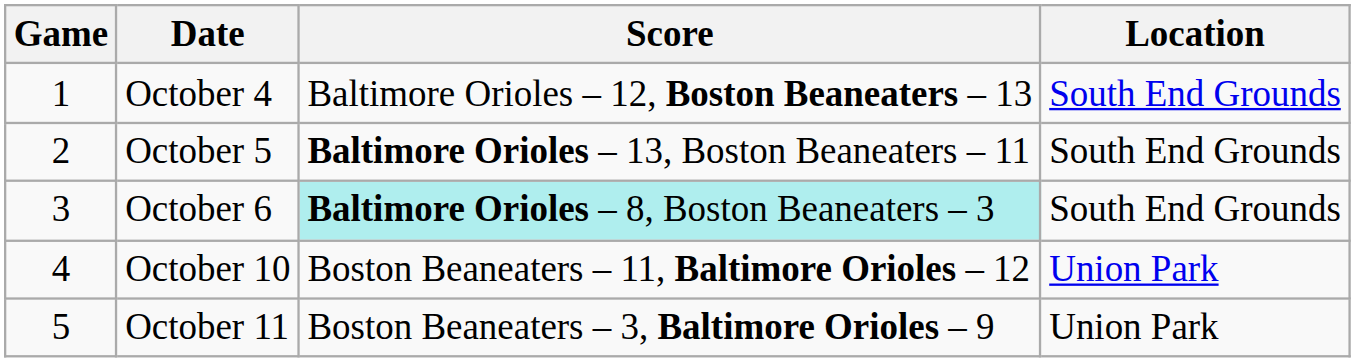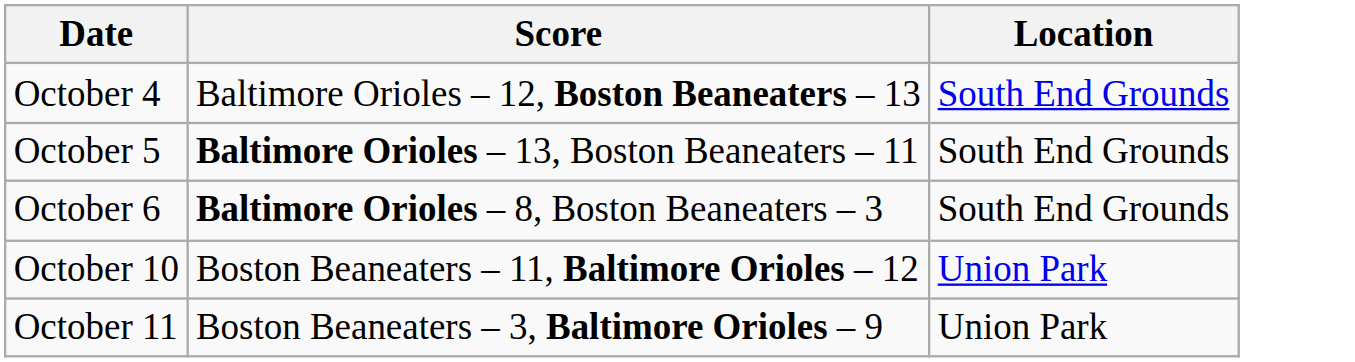- column: (61, 33)
(651, 209) paleturquoise background -> (539, 209) no background
